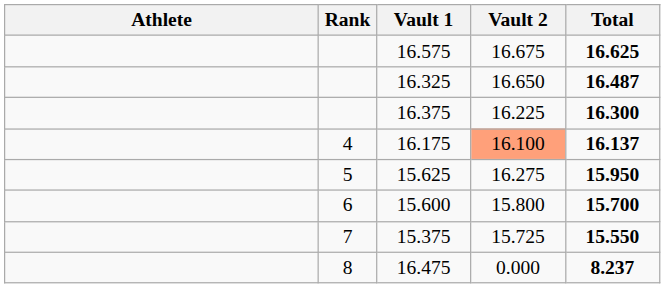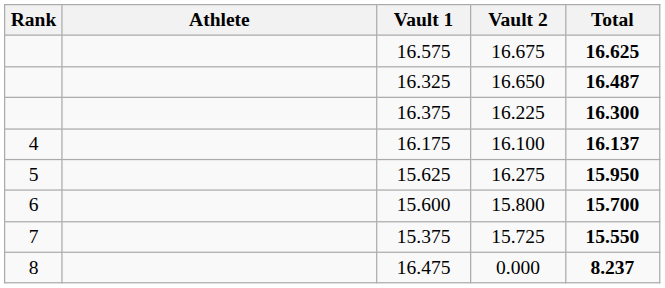columns swapped: (347, 19) <-> (162, 19)
(518, 143) lightsalmon background -> (518, 143) no background
